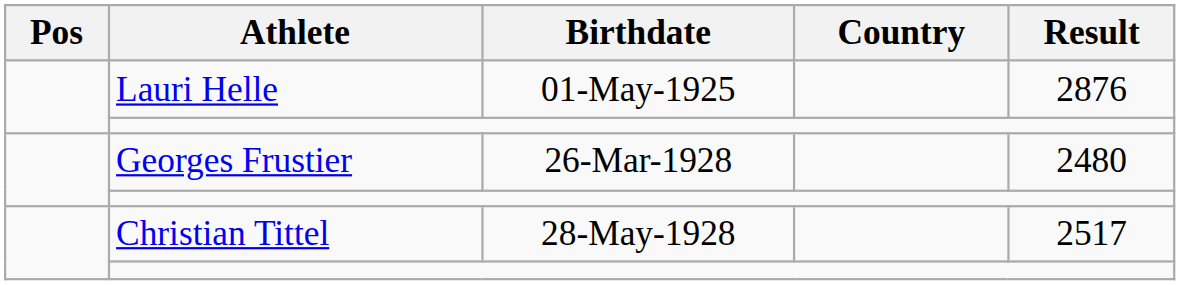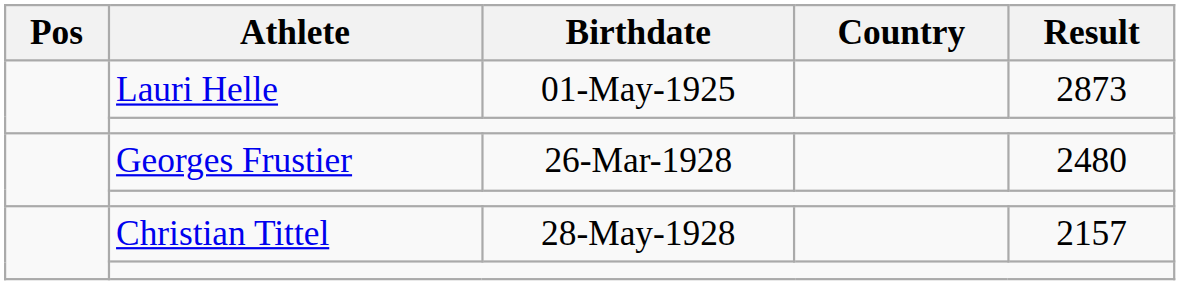(1092, 88) 2876 -> (1092, 88) 2873
(1092, 233) 2517 -> (1092, 233) 2157
